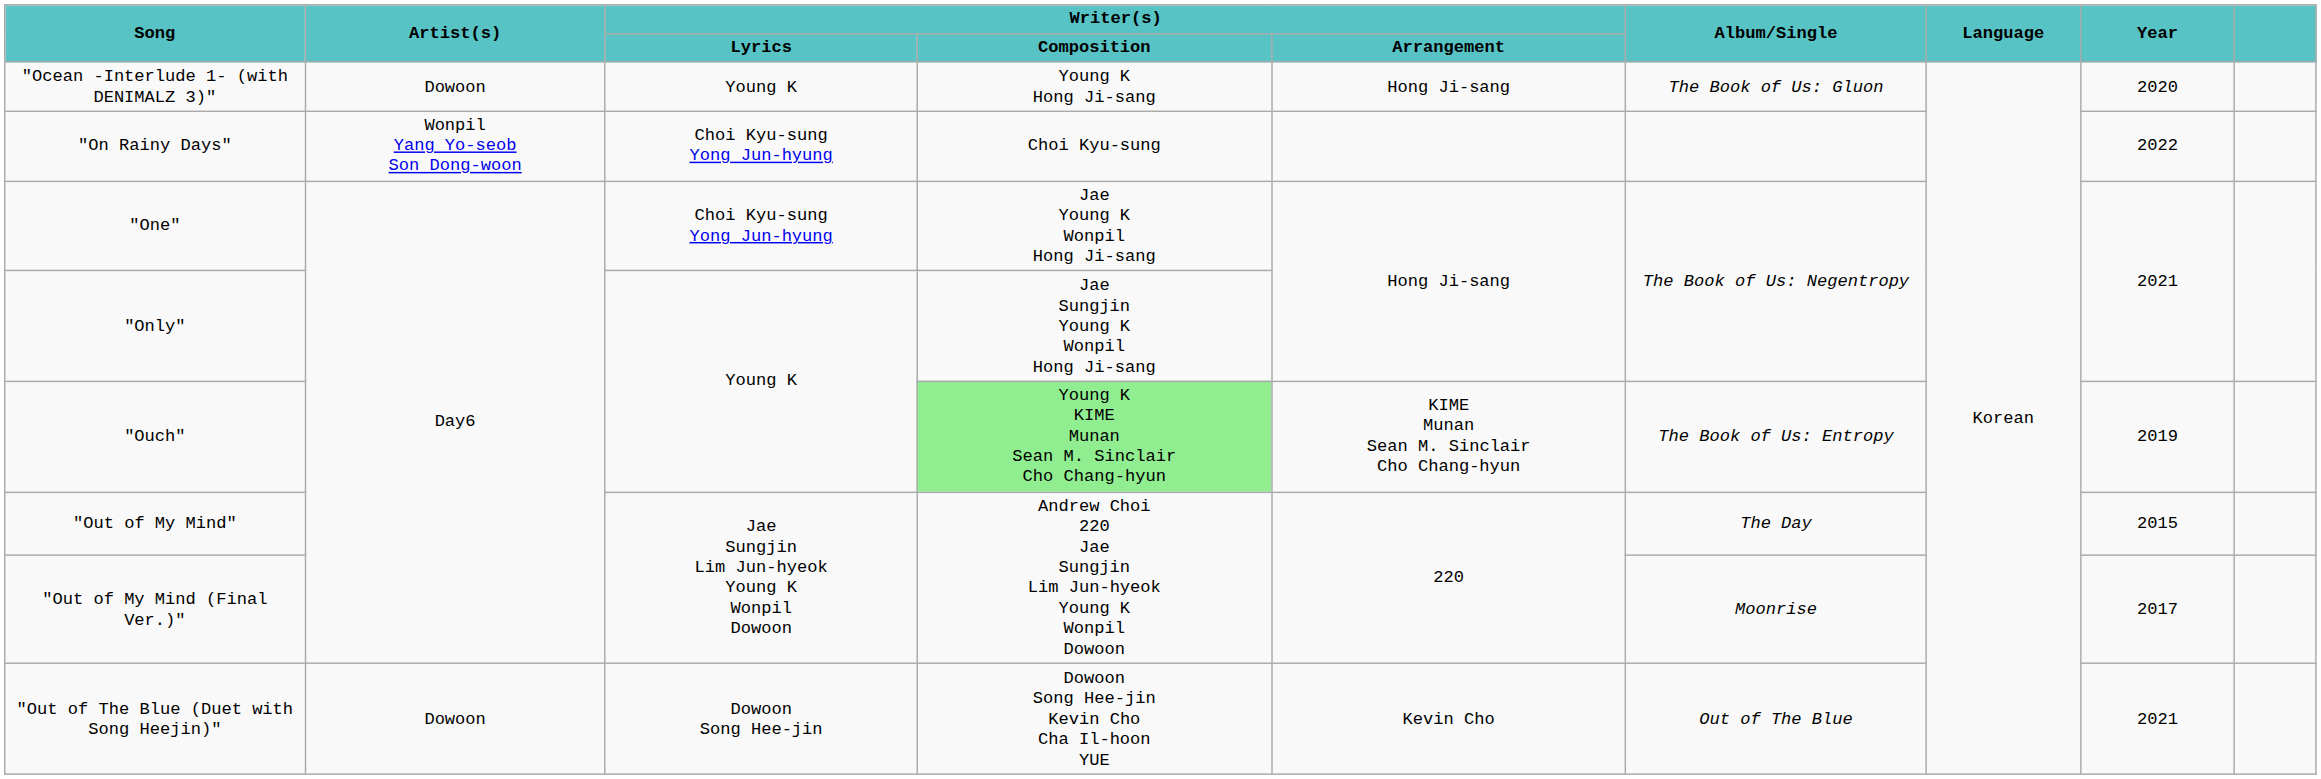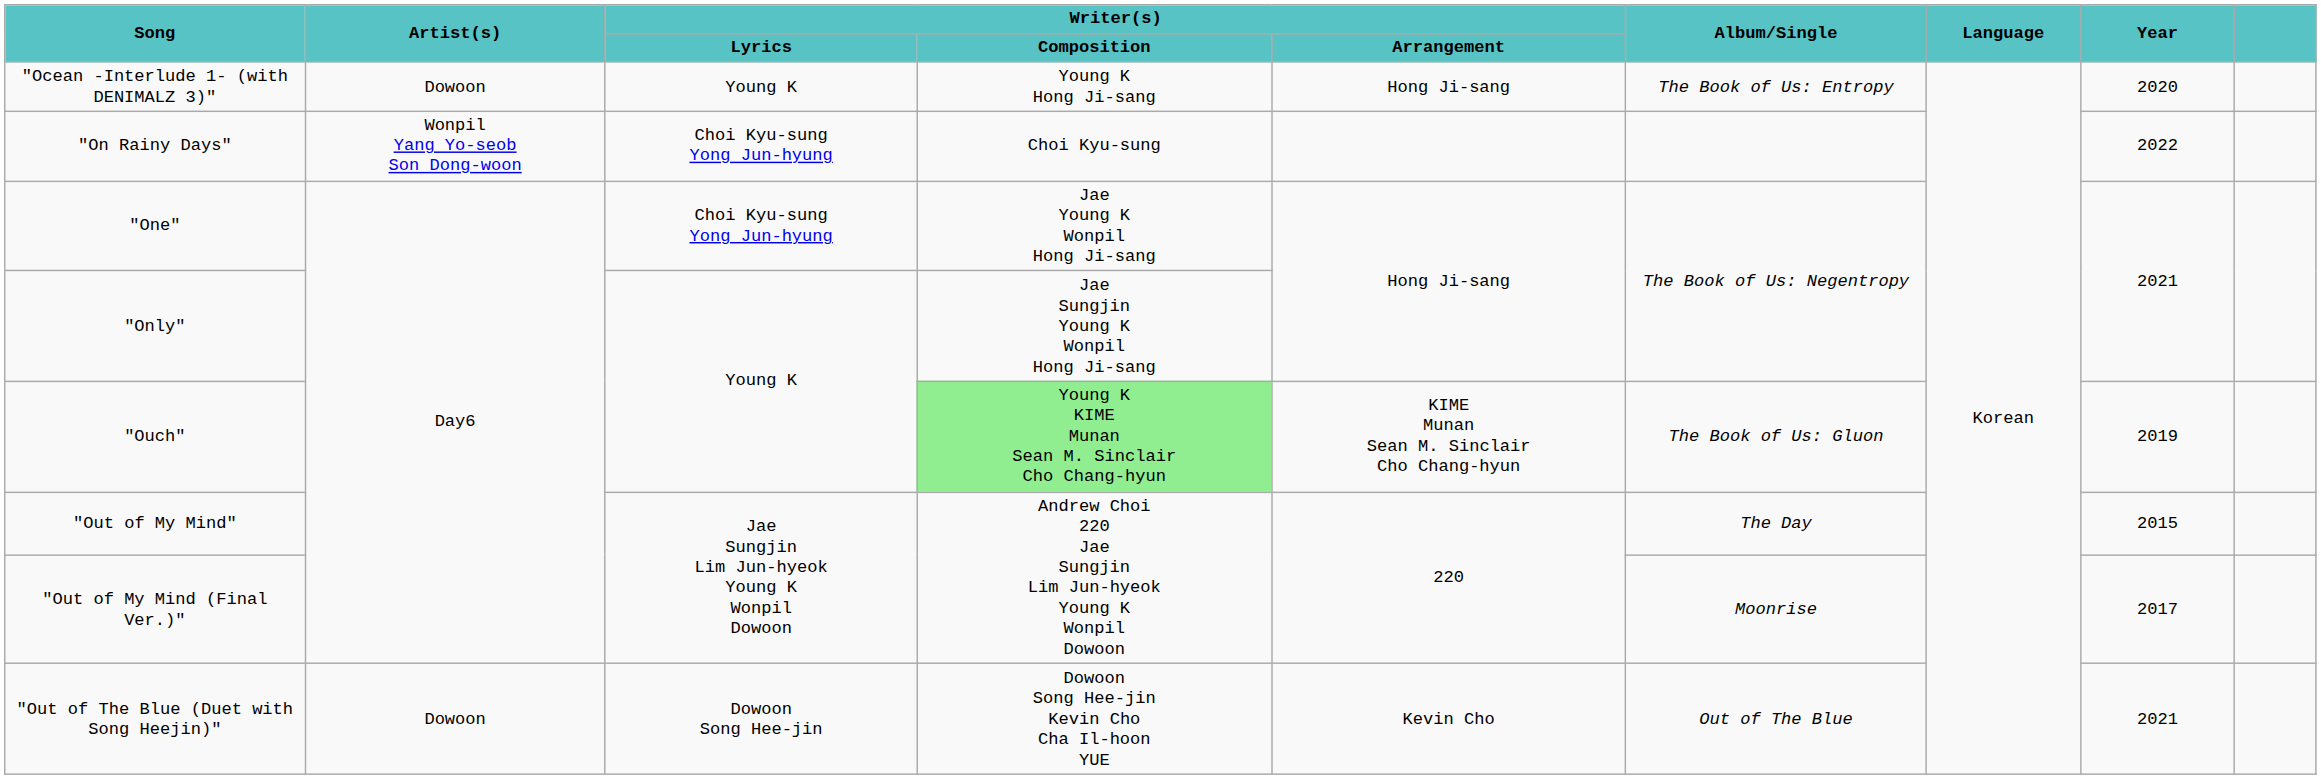(1776, 87) The Book of Us: Gluon -> (1776, 87) The Book of Us: Entropy
(1776, 437) The Book of Us: Entropy -> (1776, 437) The Book of Us: Gluon
